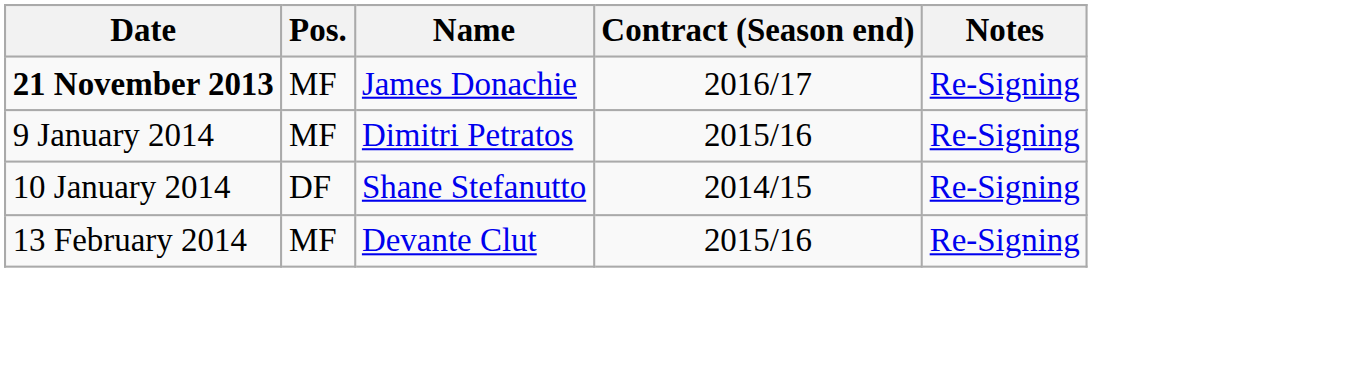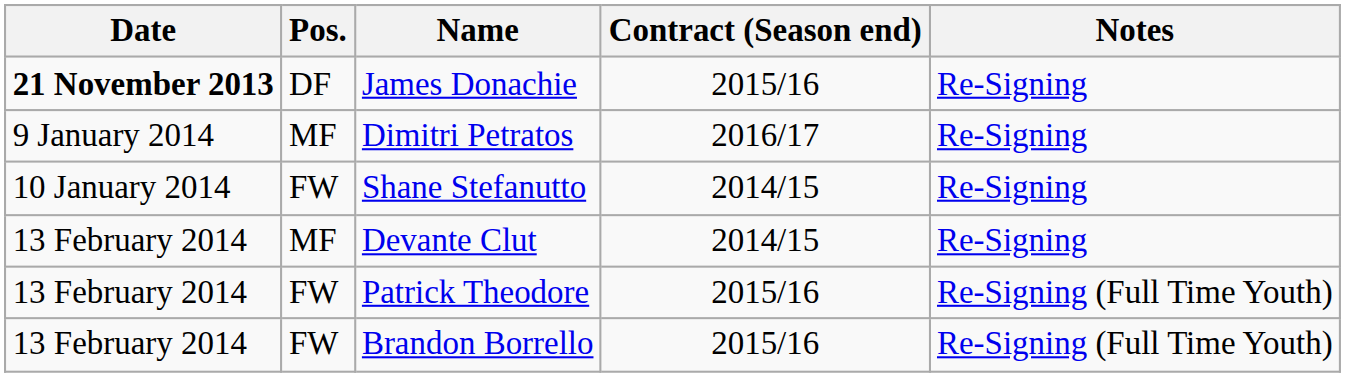(313, 82) MF -> (310, 82) DF
(758, 82) 2016/17 -> (765, 82) 2015/16
(758, 135) 2015/16 -> (765, 135) 2016/17
(310, 187) DF -> (314, 187) FW
(758, 239) 2015/16 -> (765, 239) 2014/15
+ row: (476, 291)
+ row: (478, 344)
